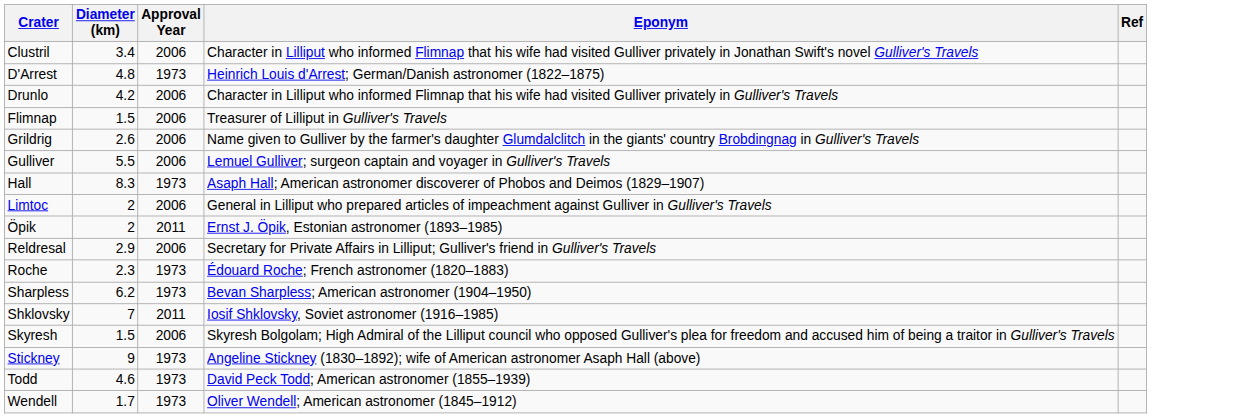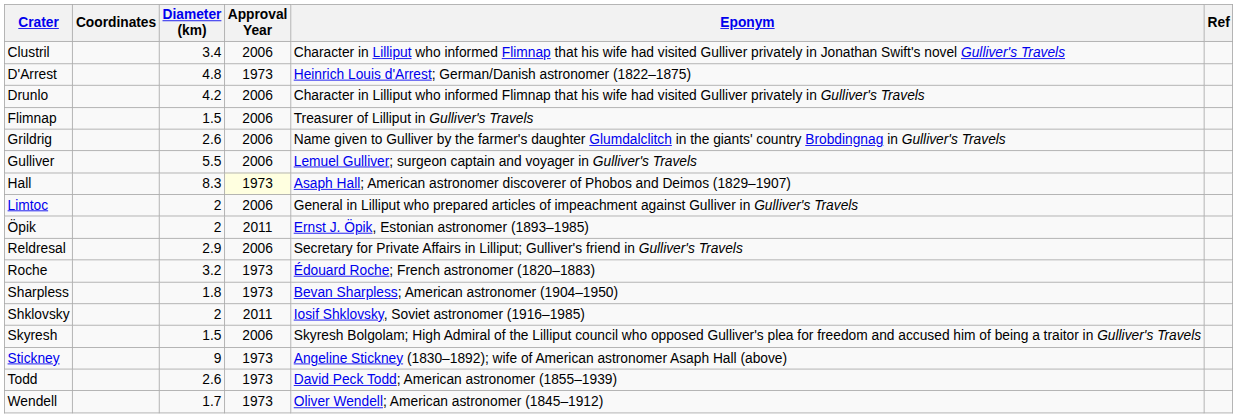+ column: (116, 23)
(171, 183) no background -> (258, 183) lightyellow background
(125, 270) 2.3 -> (212, 270) 3.2
(125, 292) 6.2 -> (212, 292) 1.8
(131, 314) 7 -> (218, 314) 2
(125, 380) 4.6 -> (212, 380) 2.6
